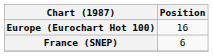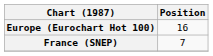(183, 43) 6 -> (183, 43) 7
